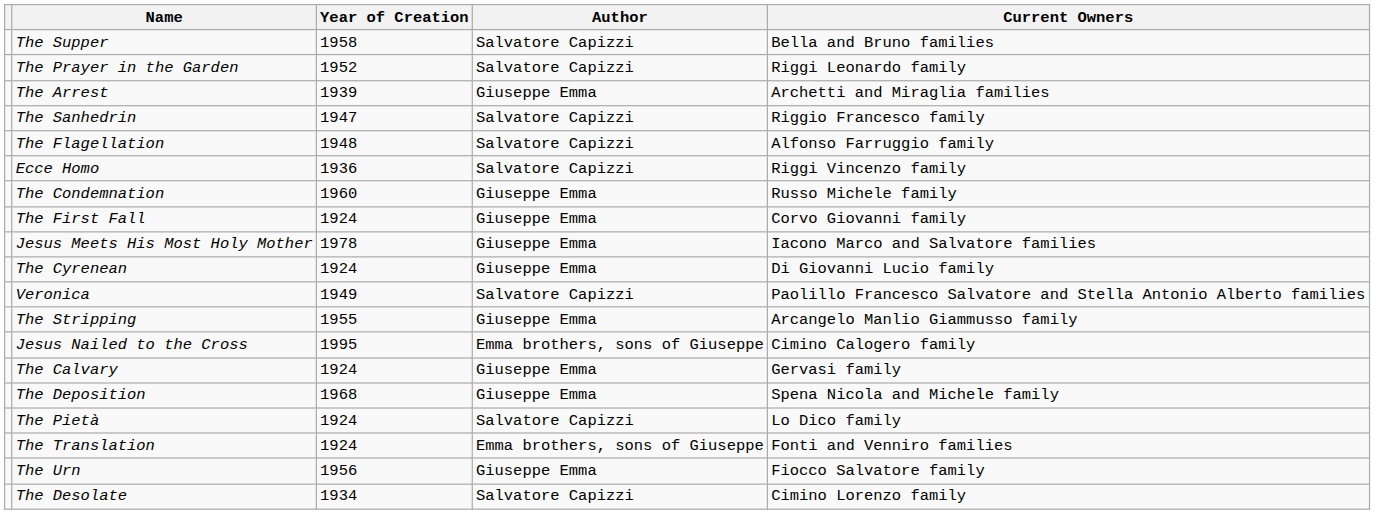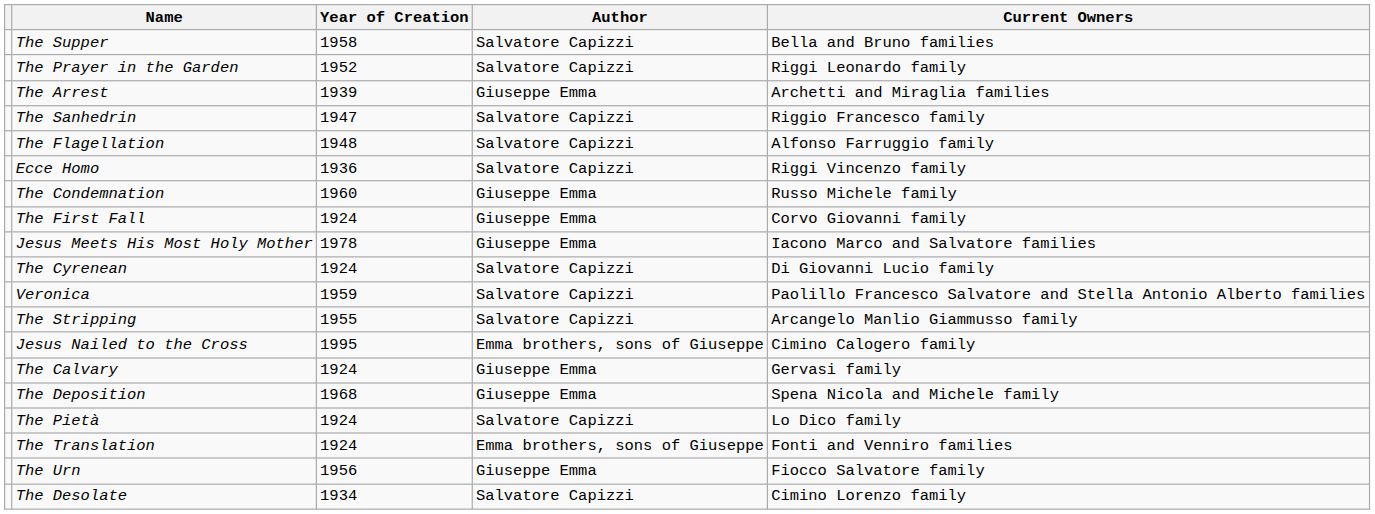(536, 269) Giuseppe Emma -> (555, 269) Salvatore Capizzi
(339, 295) 1949 -> (339, 295) 1959
(536, 320) Giuseppe Emma -> (555, 320) Salvatore Capizzi
